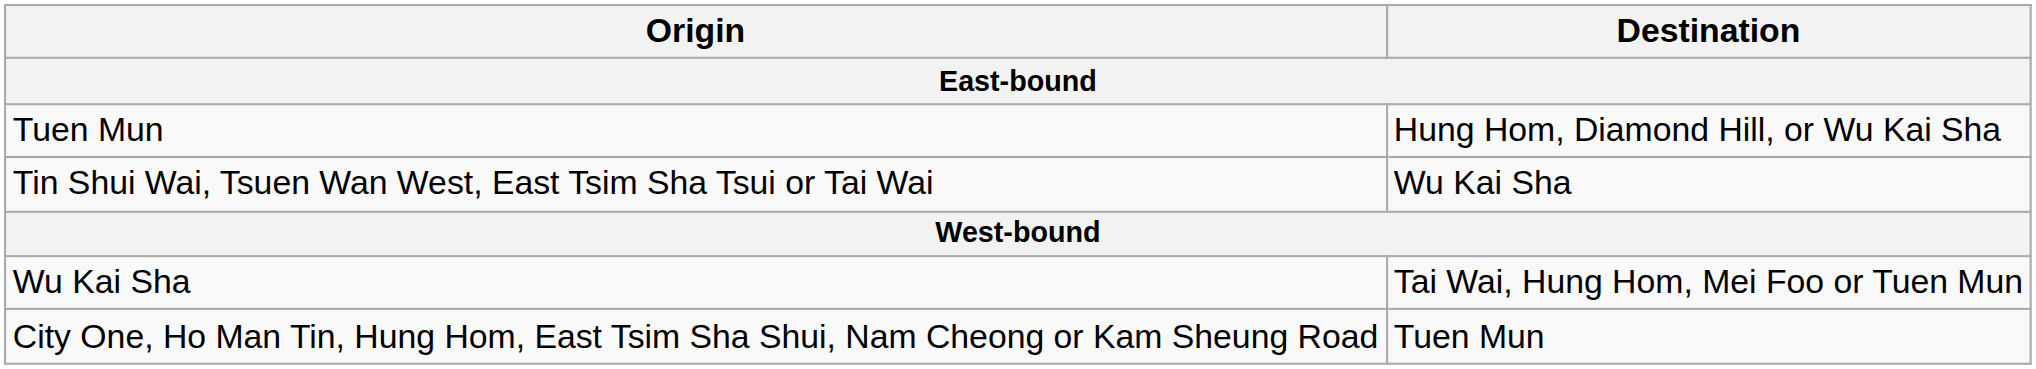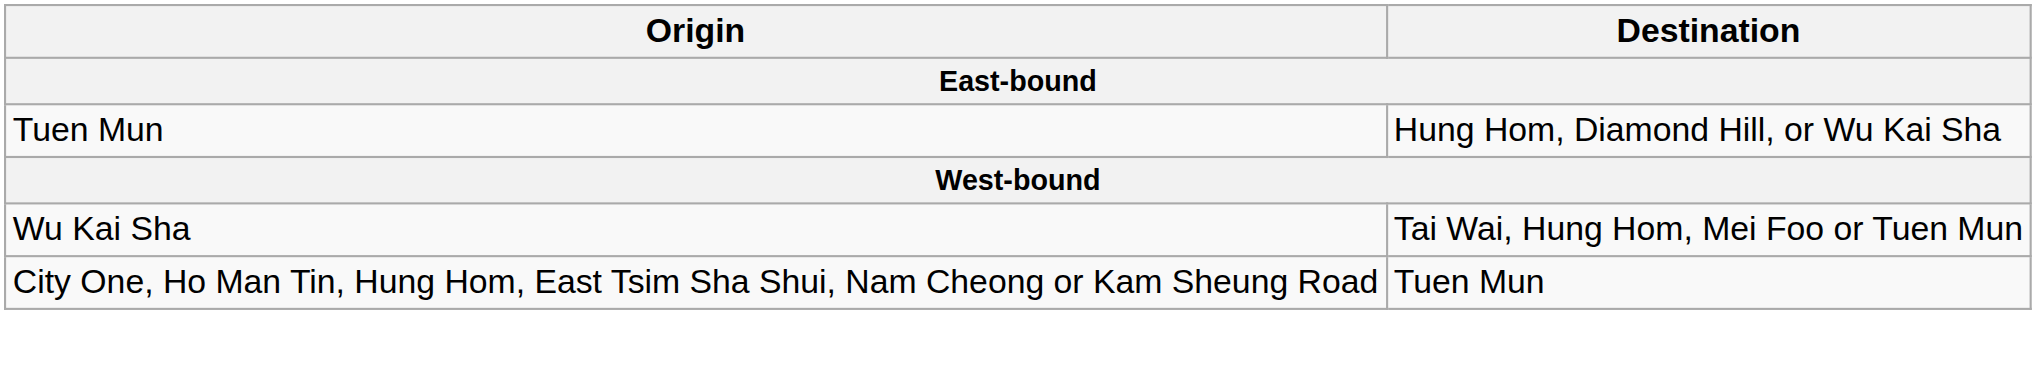- row: (473, 183)
